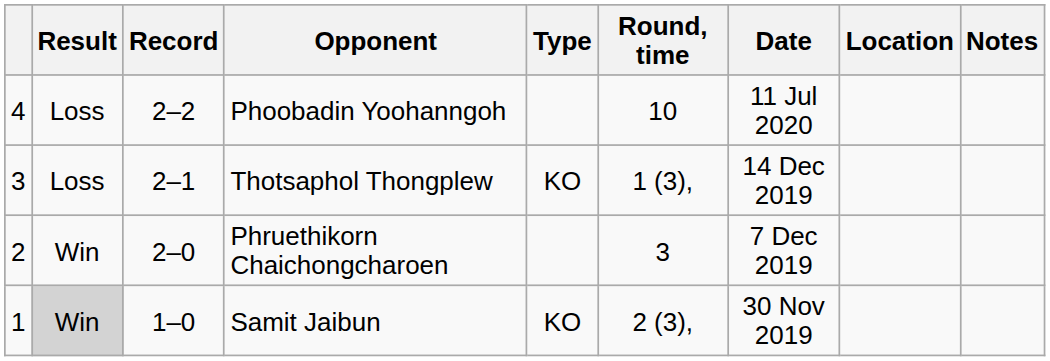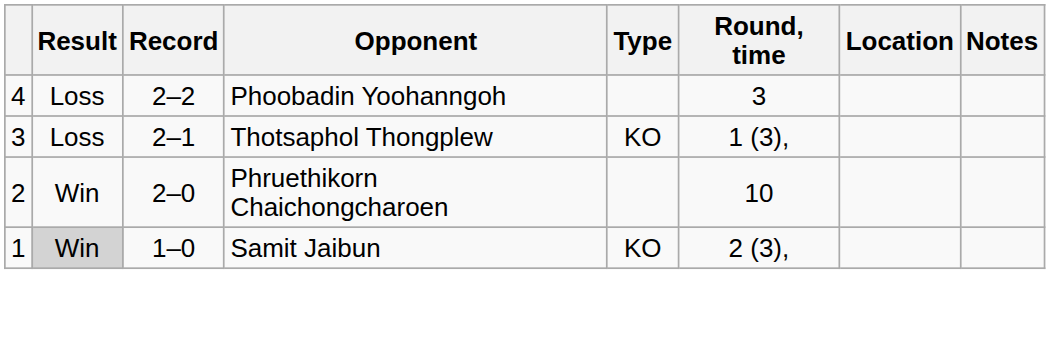- column: (784, 40)
(663, 110) 10 -> (759, 96) 3
(663, 251) 3 -> (759, 193) 10
